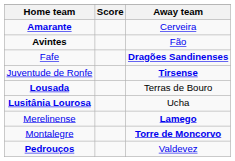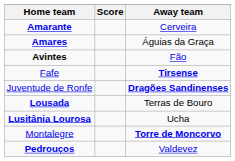+ row: (49, 42)
(178, 57) Dragões Sandinenses -> (178, 73) Tirsense
(178, 73) Tirsense -> (178, 88) Dragões Sandinenses
- row: (49, 118)
